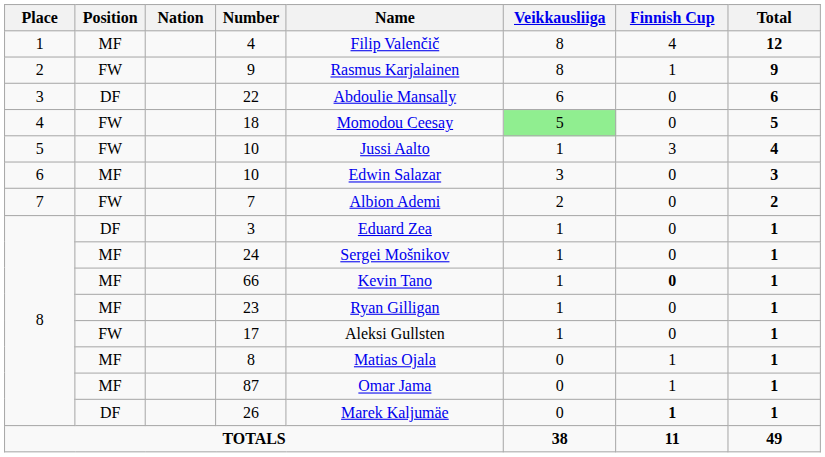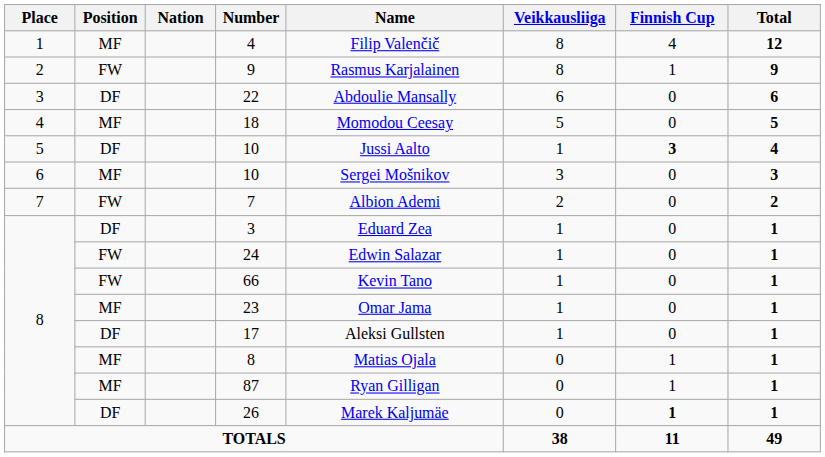(110, 123) FW -> (110, 123) MF
(560, 123) lightgreen background -> (560, 123) no background
(110, 149) FW -> (110, 149) DF
(672, 149) normal -> (672, 149) bold
(395, 175) Edwin Salazar -> (395, 175) Sergei Mošnikov
(110, 254) MF -> (110, 254) FW
(395, 254) Sergei Mošnikov -> (395, 254) Edwin Salazar
(110, 281) MF -> (110, 281) FW
(672, 281) bold -> (672, 281) normal
(395, 307) Ryan Gilligan -> (395, 307) Omar Jama
(110, 333) FW -> (110, 333) DF
(395, 386) Omar Jama -> (395, 386) Ryan Gilligan
